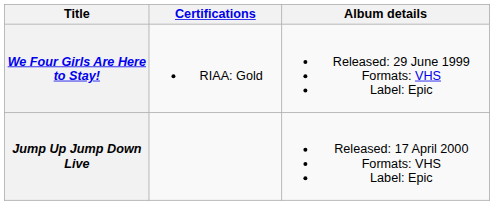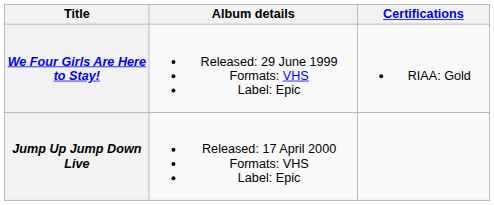columns swapped: (386, 14) <-> (215, 14)
